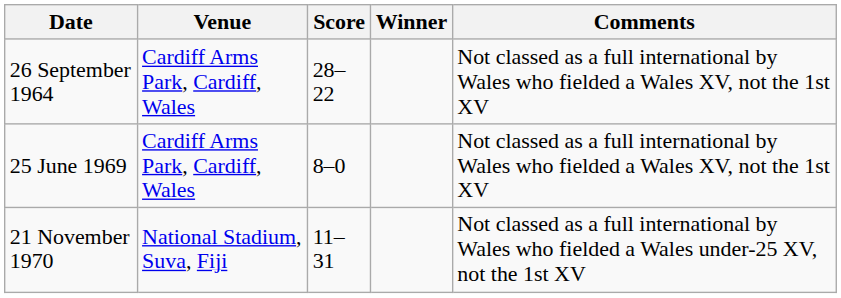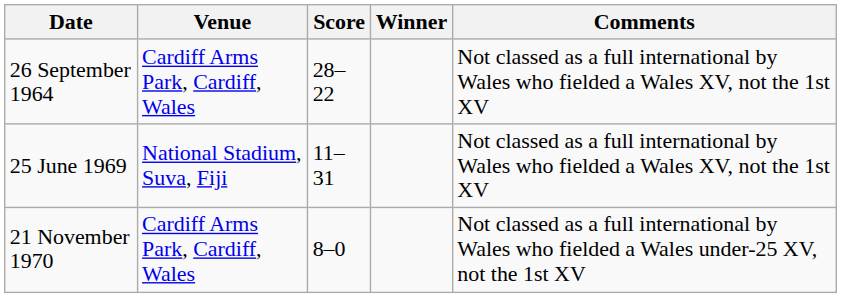(202, 165) Cardiff Arms Park, Cardiff, Wales -> (222, 165) National Stadium, Suva, Fiji
(329, 165) 8–0 -> (329, 165) 11–31
(222, 249) National Stadium, Suva, Fiji -> (202, 249) Cardiff Arms Park, Cardiff, Wales
(329, 249) 11–31 -> (329, 249) 8–0
